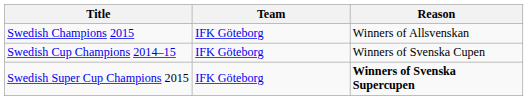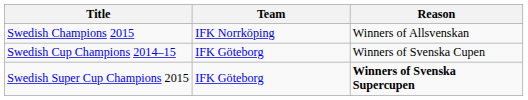(229, 33) IFK Göteborg -> (235, 33) IFK Norrköping
